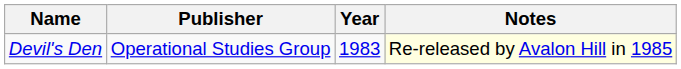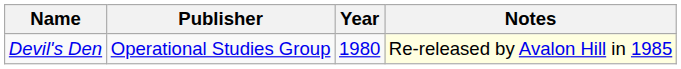(360, 48) 1983 -> (360, 48) 1980
